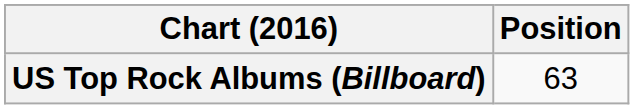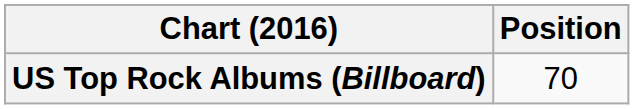(561, 77) 63 -> (561, 77) 70
